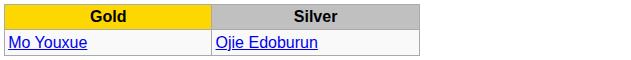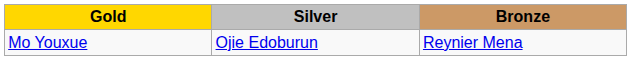+ column: (523, 17)
